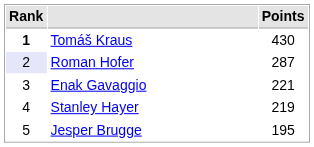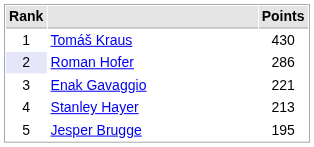(26, 40) bold -> (26, 40) normal
(283, 63) 287 -> (283, 63) 286
(283, 108) 219 -> (283, 108) 213
